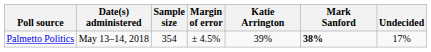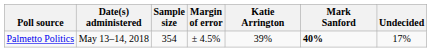(313, 39) 38% -> (313, 39) 40%
